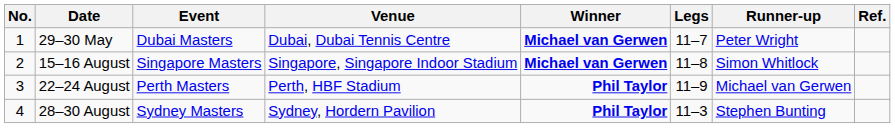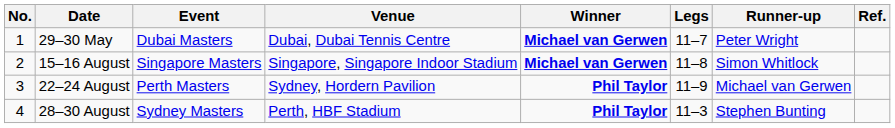(335, 87) Perth, HBF Stadium -> (352, 87) Sydney, Hordern Pavilion
(352, 110) Sydney, Hordern Pavilion -> (335, 110) Perth, HBF Stadium
